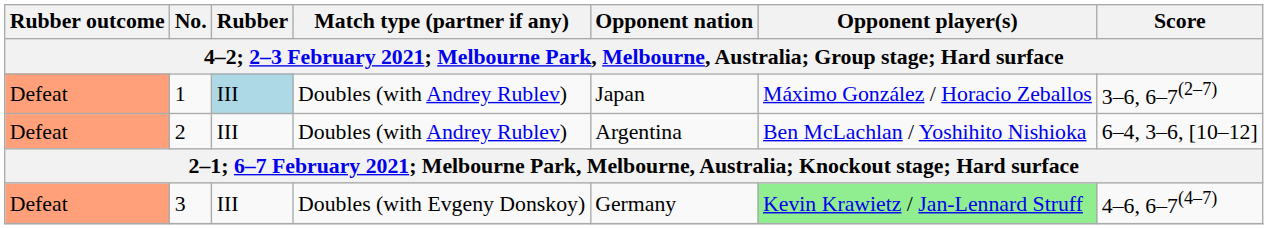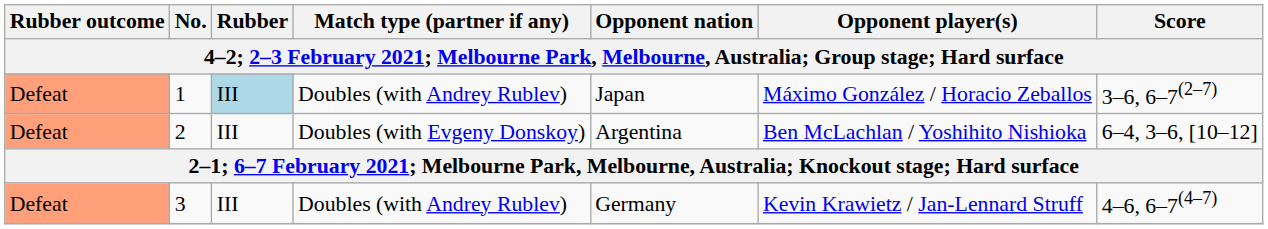(433, 131) Doubles (with Andrey Rublev) -> (442, 131) Doubles (with Evgeny Donskoy)
(442, 203) Doubles (with Evgeny Donskoy) -> (433, 203) Doubles (with Andrey Rublev)
(923, 203) lightgreen background -> (923, 203) no background
